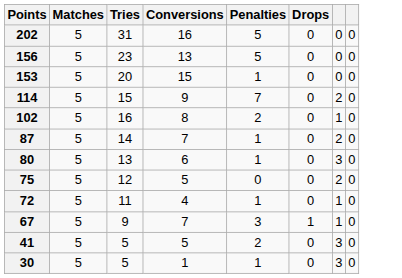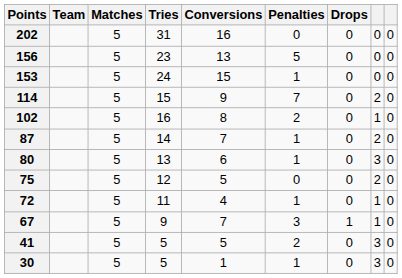+ column: (69, 14)
(258, 35) 5 -> (296, 35) 0
(125, 76) 20 -> (164, 76) 24
